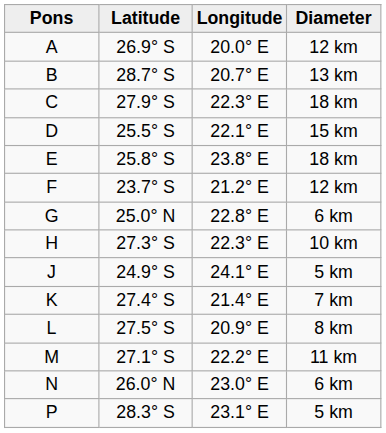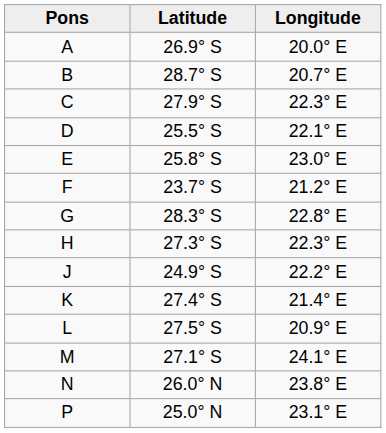- column: (334, 18)
(240, 159) 23.8° E -> (318, 159) 23.0° E
(146, 215) 25.0° N -> (193, 215) 28.3° S
(240, 272) 24.1° E -> (318, 272) 22.2° E
(240, 356) 22.2° E -> (318, 356) 24.1° E
(240, 384) 23.0° E -> (318, 384) 23.8° E
(146, 412) 28.3° S -> (193, 412) 25.0° N
